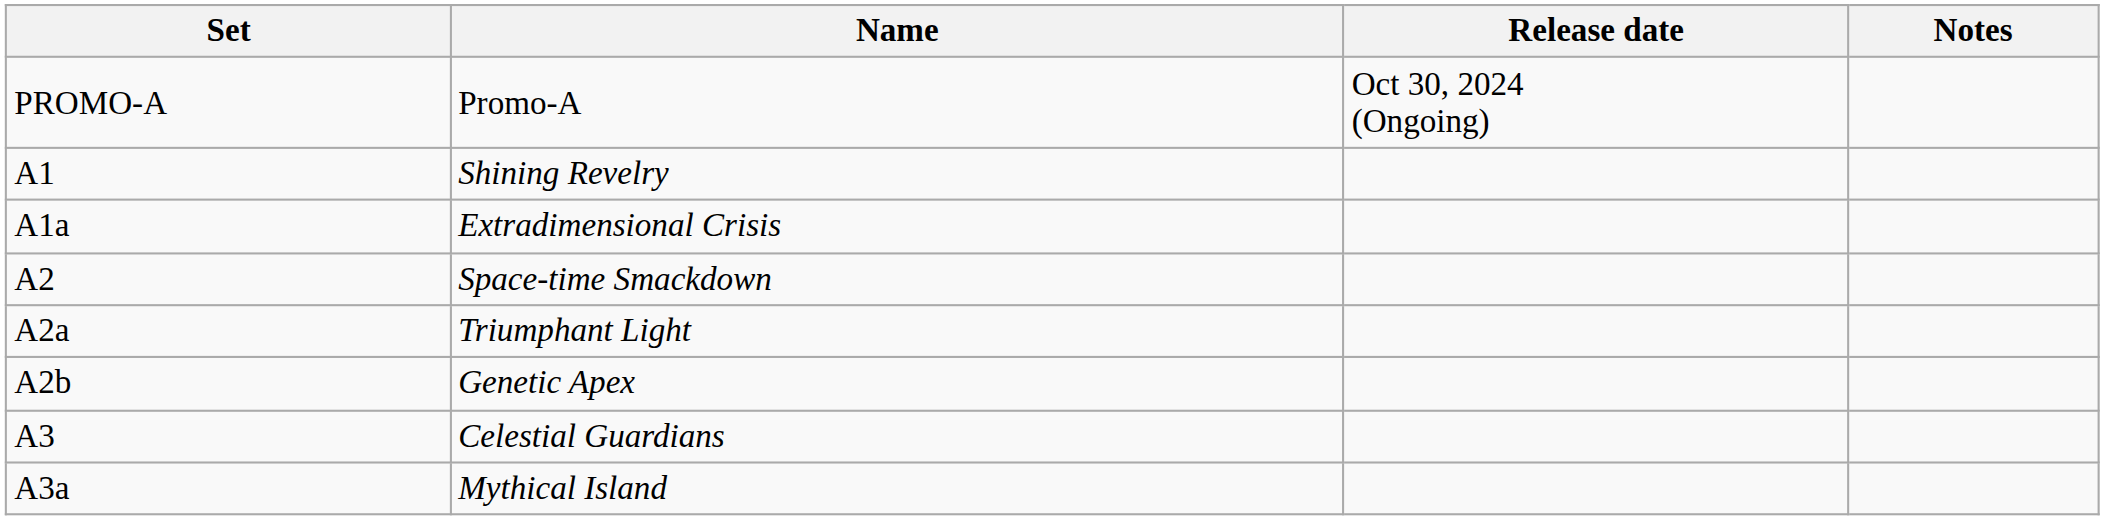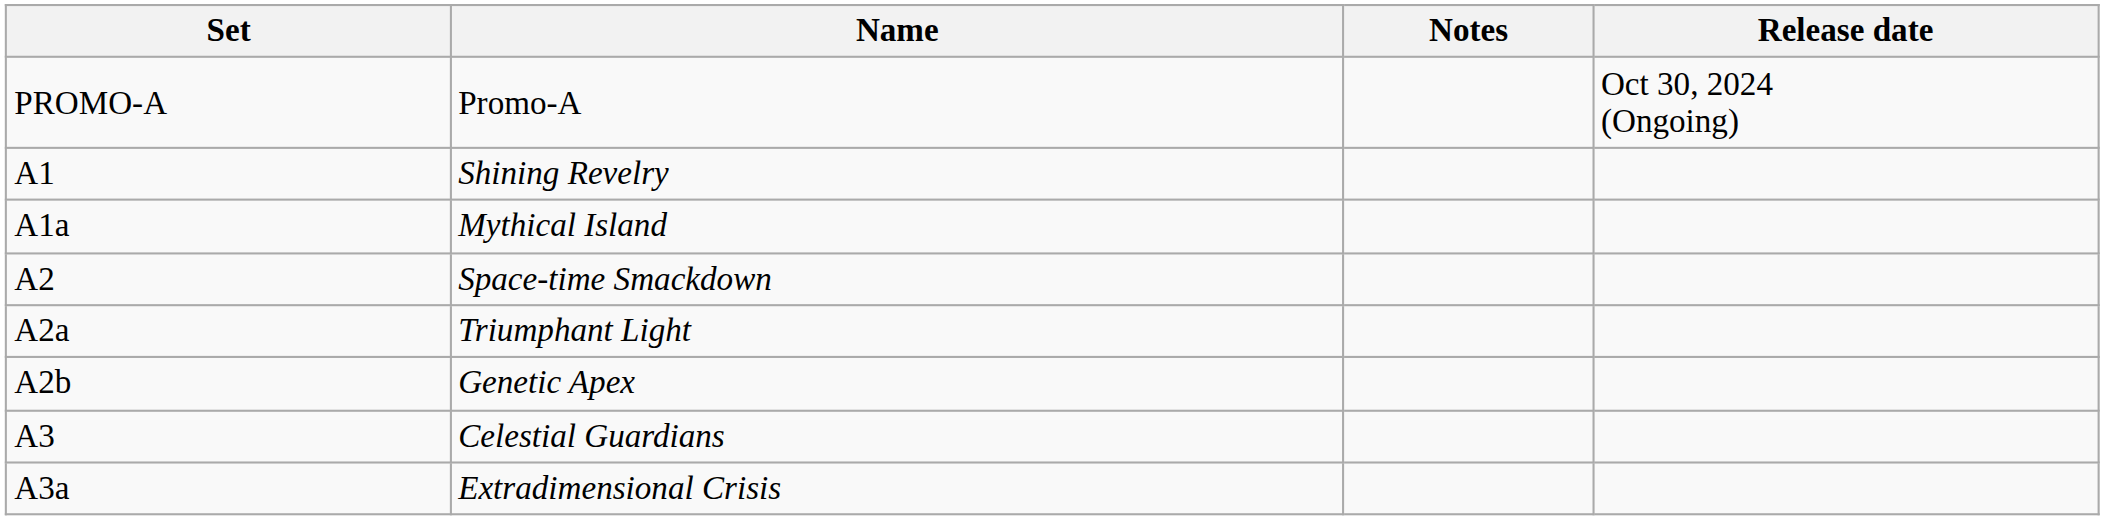columns swapped: (1596, 30) <-> (1973, 30)
(620, 225) Extradimensional Crisis -> (563, 225) Mythical Island
(563, 488) Mythical Island -> (620, 488) Extradimensional Crisis
